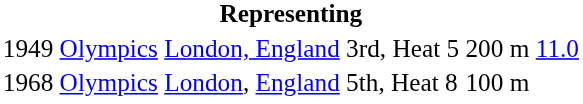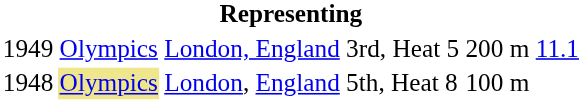(557, 48) 11.0 -> (557, 48) 11.1
(28, 83) 1968 -> (28, 83) 1948
(109, 83) no background -> (109, 83) khaki background
